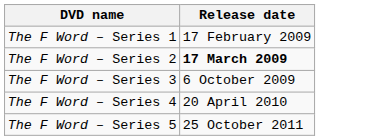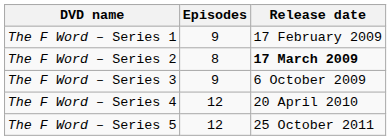+ column: (215, 15)
